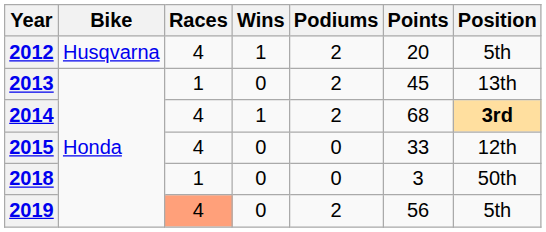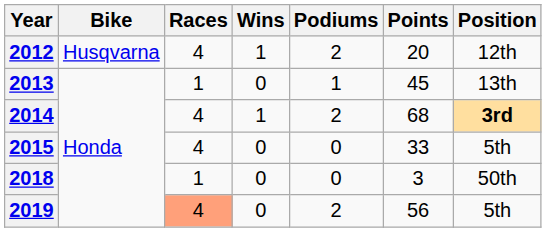(497, 52) 5th -> (497, 52) 12th
(336, 83) 2 -> (336, 83) 1
(497, 147) 12th -> (497, 147) 5th
